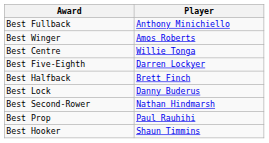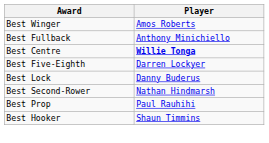rows swapped: (38, 24) <-> (33, 38)
(166, 51) normal -> (166, 51) bold
- row: (38, 78)
